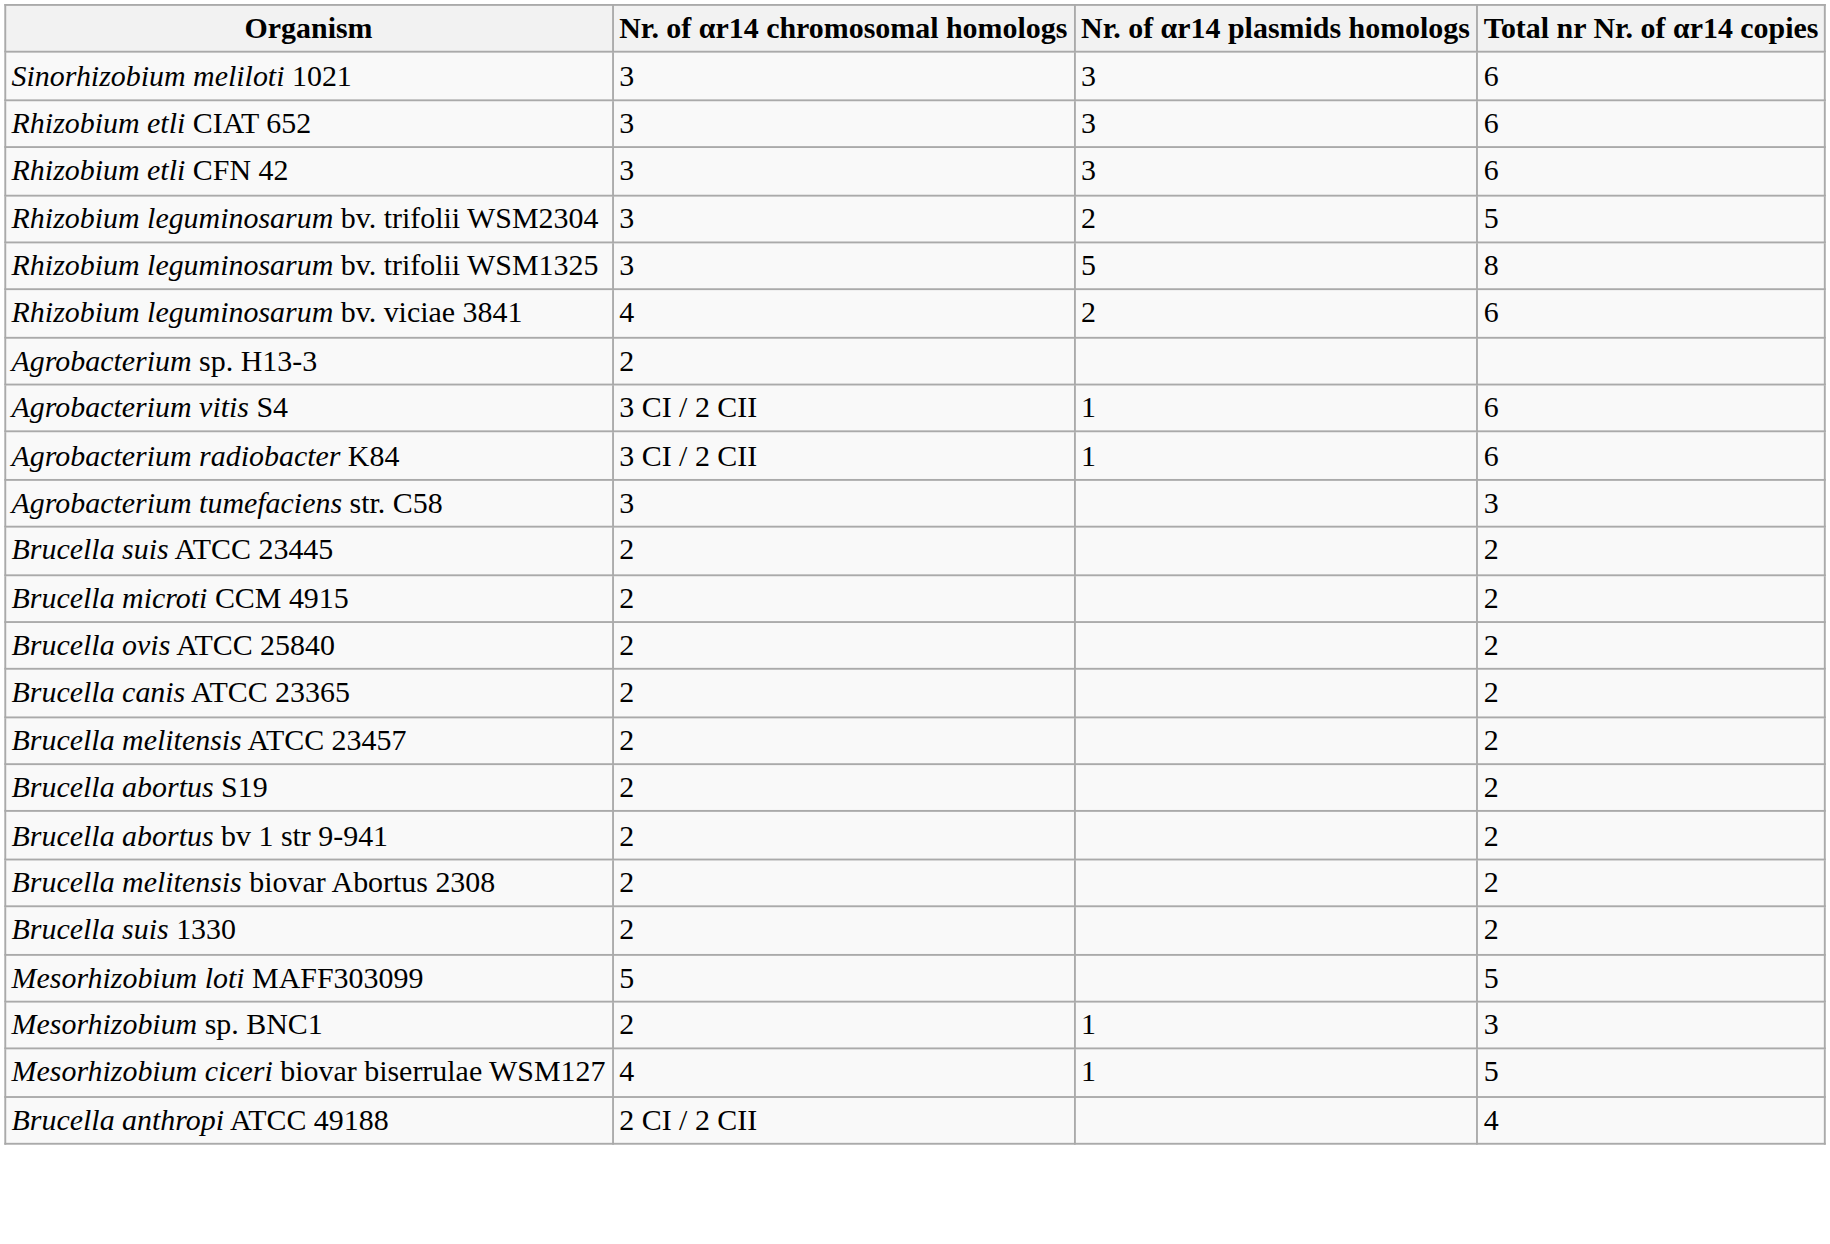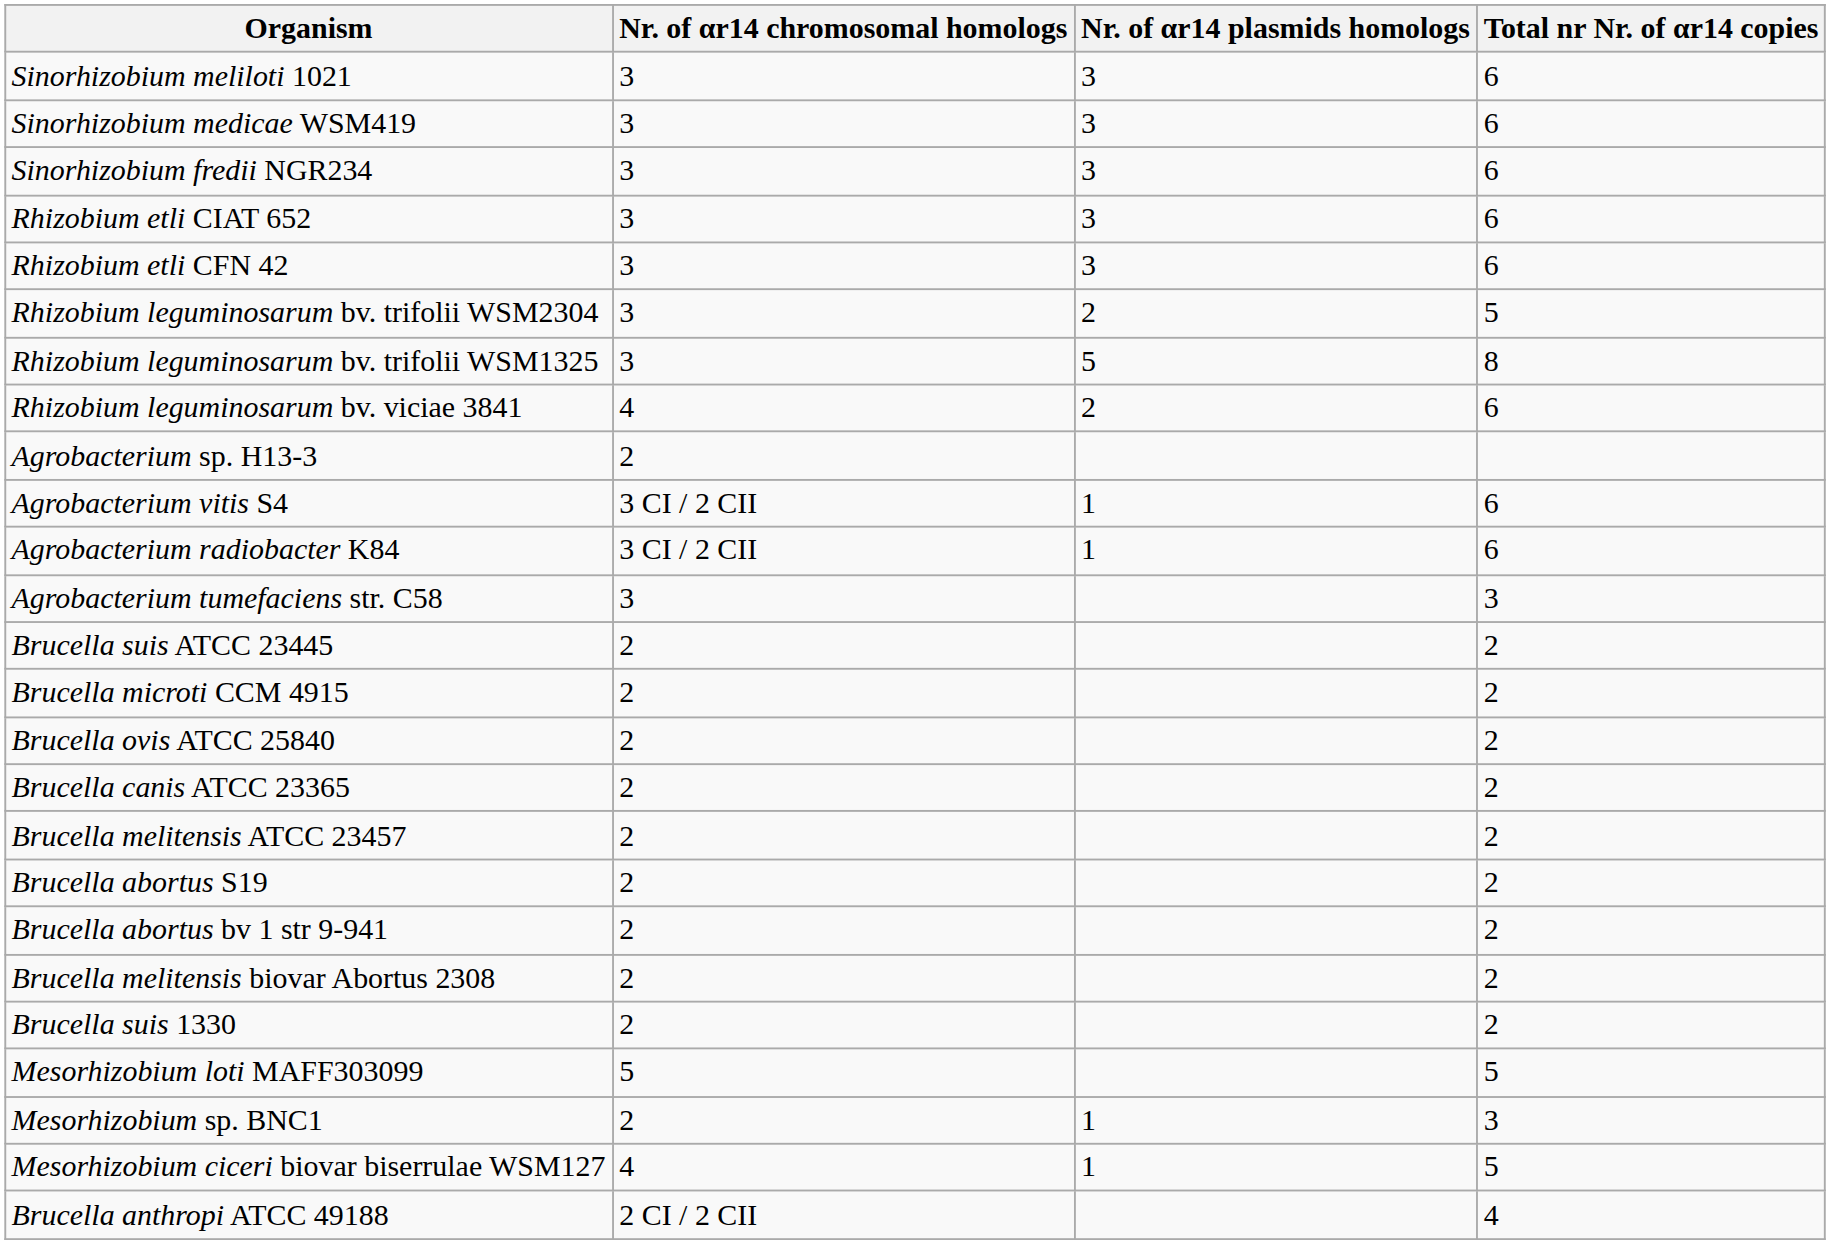+ row: (214, 123)
+ row: (192, 170)
